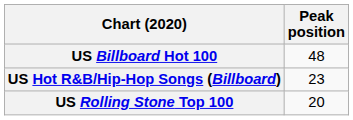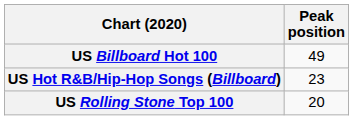(316, 56) 48 -> (316, 56) 49
